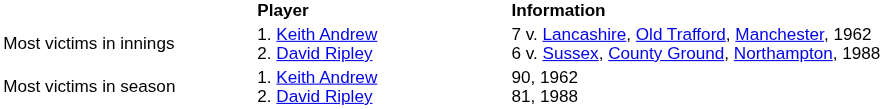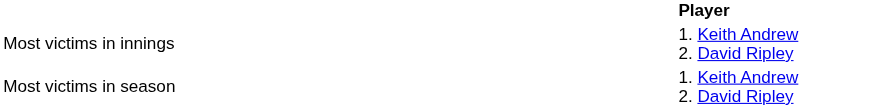- column: (559, 10)
